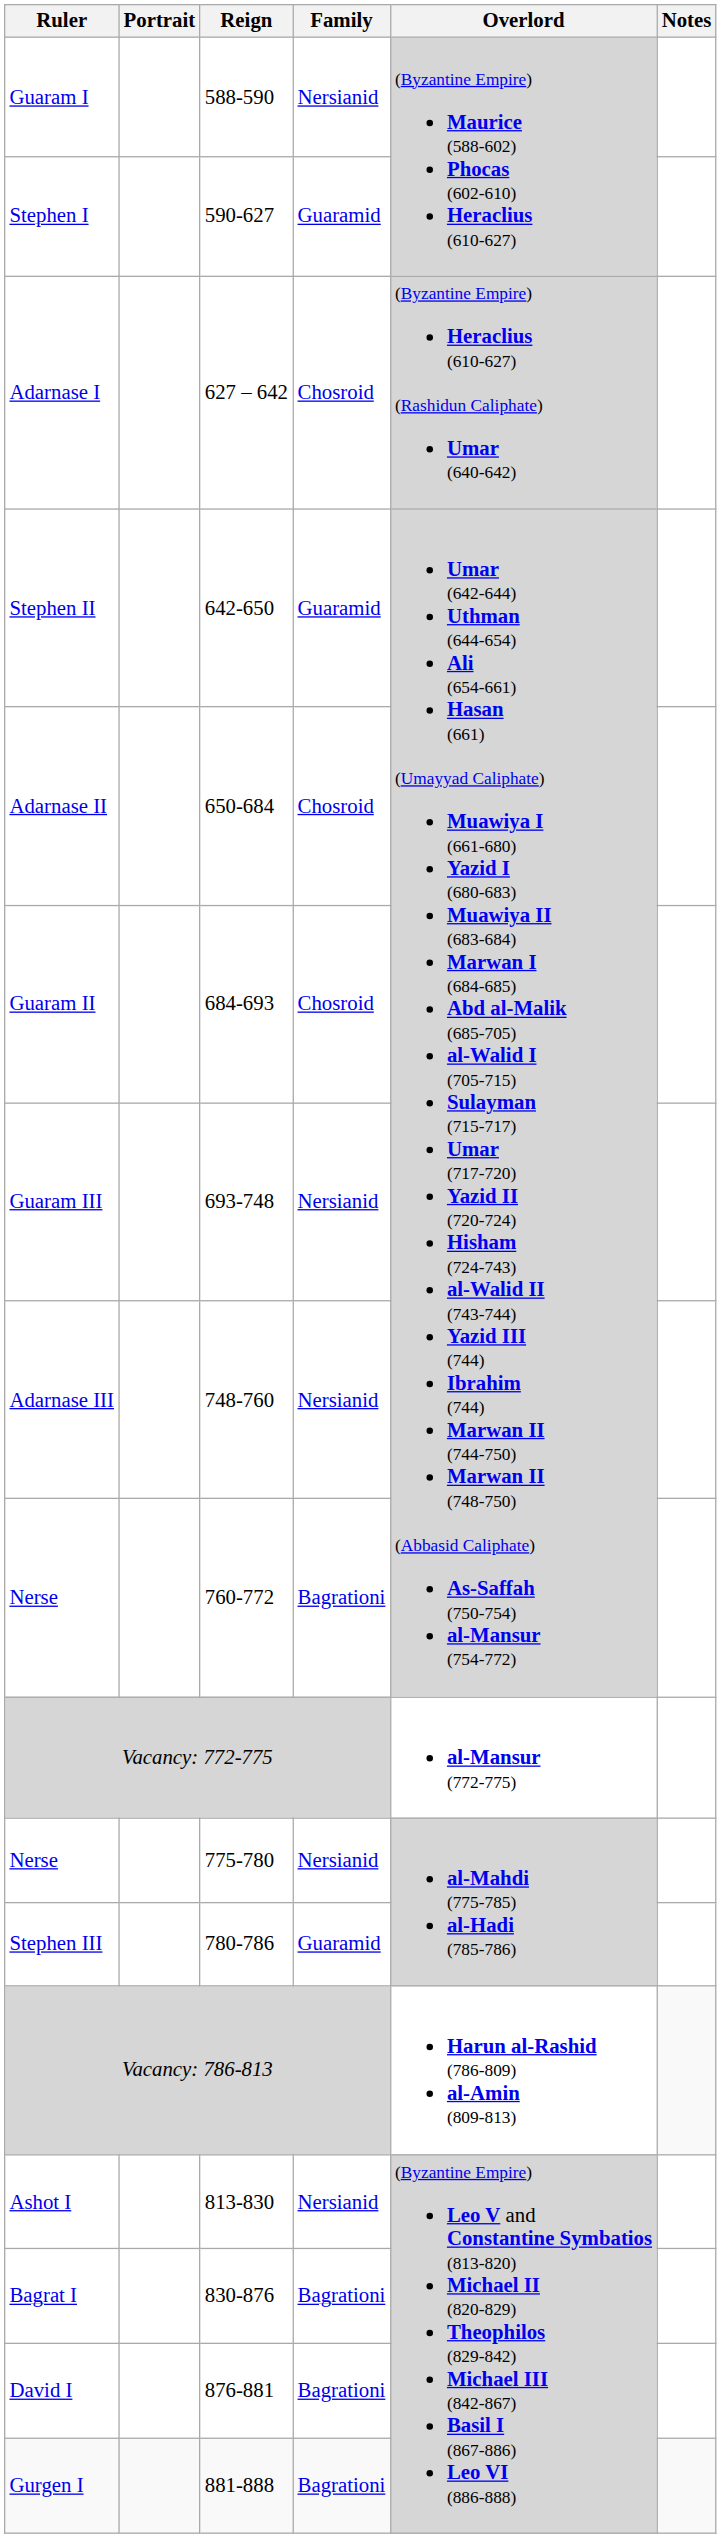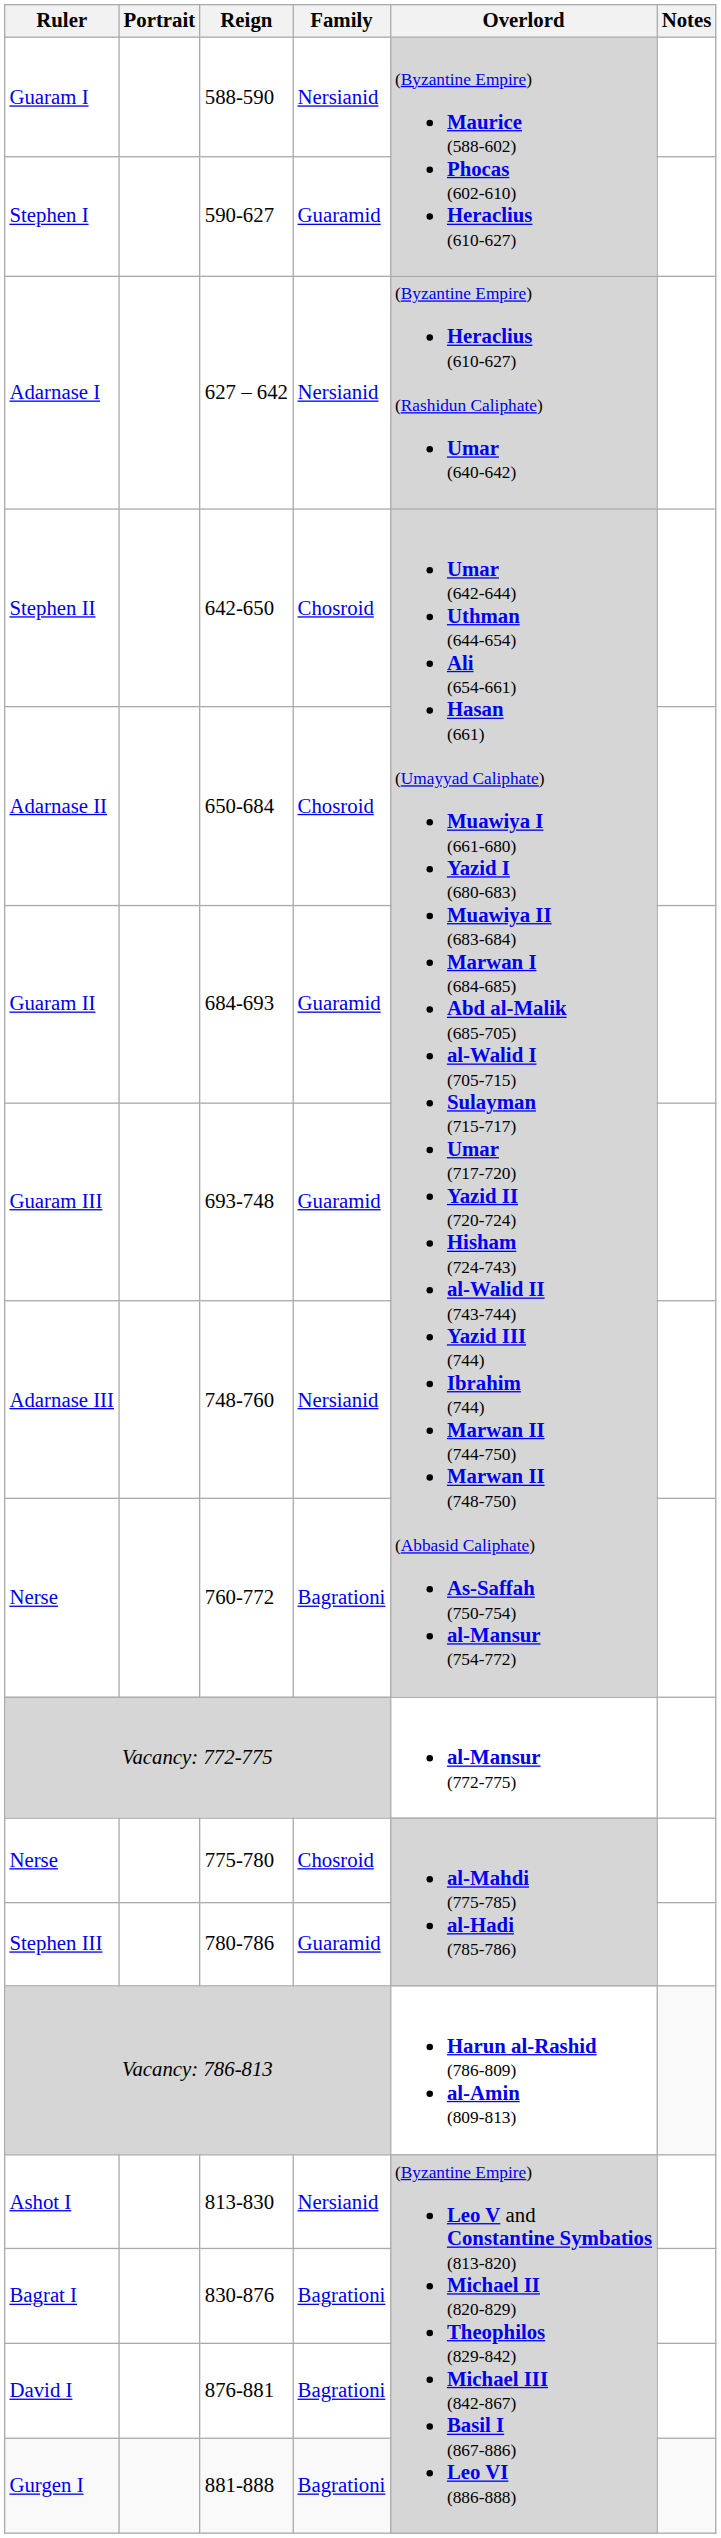(336, 392) Chosroid -> (338, 392) Nersianid
(339, 608) Guaramid -> (336, 608) Chosroid
(336, 1003) Chosroid -> (339, 1003) Guaramid
(338, 1201) Nersianid -> (339, 1201) Guaramid
(338, 1859) Nersianid -> (336, 1859) Chosroid
